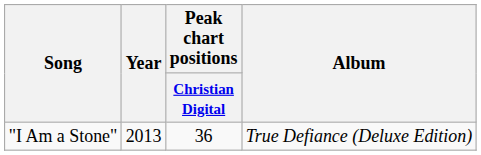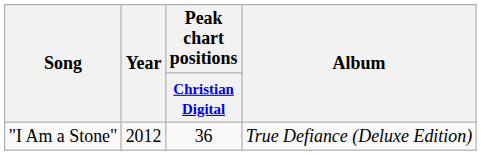(144, 136) 2013 -> (144, 136) 2012
